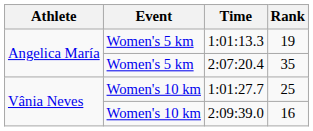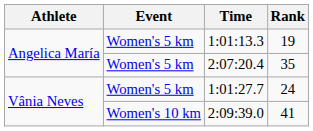(154, 89) Women's 10 km -> (150, 89) Women's 5 km
(288, 89) 25 -> (288, 89) 24
(288, 113) 16 -> (288, 113) 41
